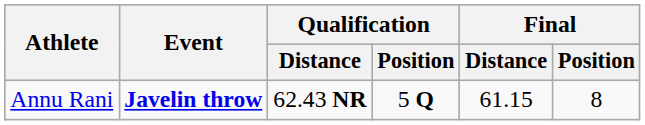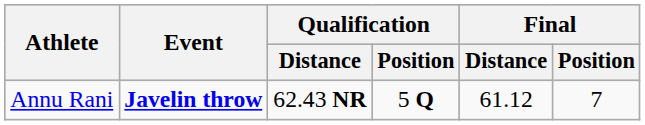(506, 100) 61.15 -> (506, 100) 61.12
(596, 100) 8 -> (596, 100) 7
